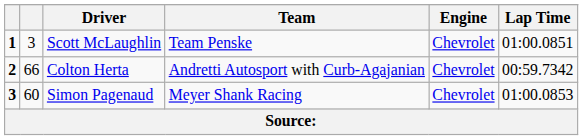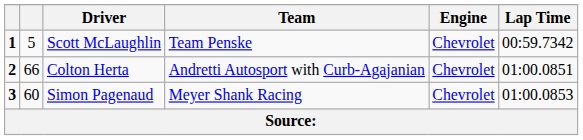(32, 43) 3 -> (32, 43) 5
(538, 43) 01:00.0851 -> (538, 43) 00:59.7342
(538, 69) 00:59.7342 -> (538, 69) 01:00.0851
